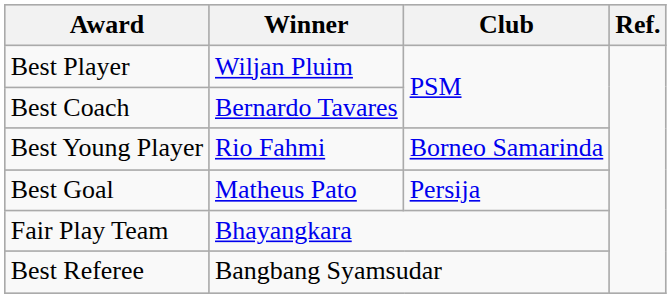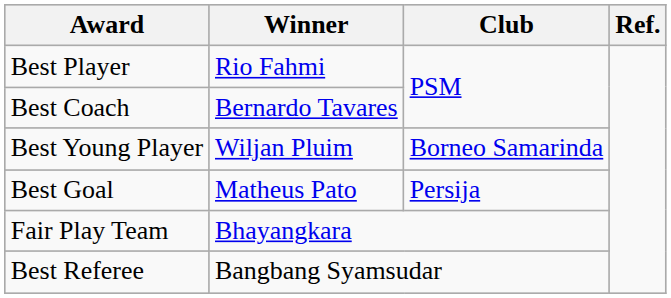(284, 66) Wiljan Pluim -> (270, 66) Rio Fahmi
(270, 148) Rio Fahmi -> (284, 148) Wiljan Pluim
